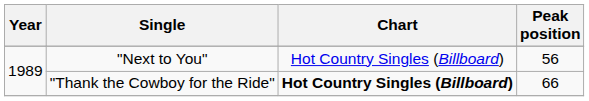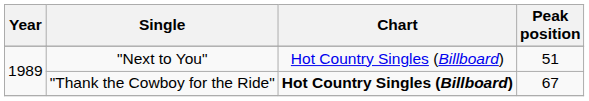(550, 58) 56 -> (550, 58) 51
(550, 83) 66 -> (550, 83) 67
